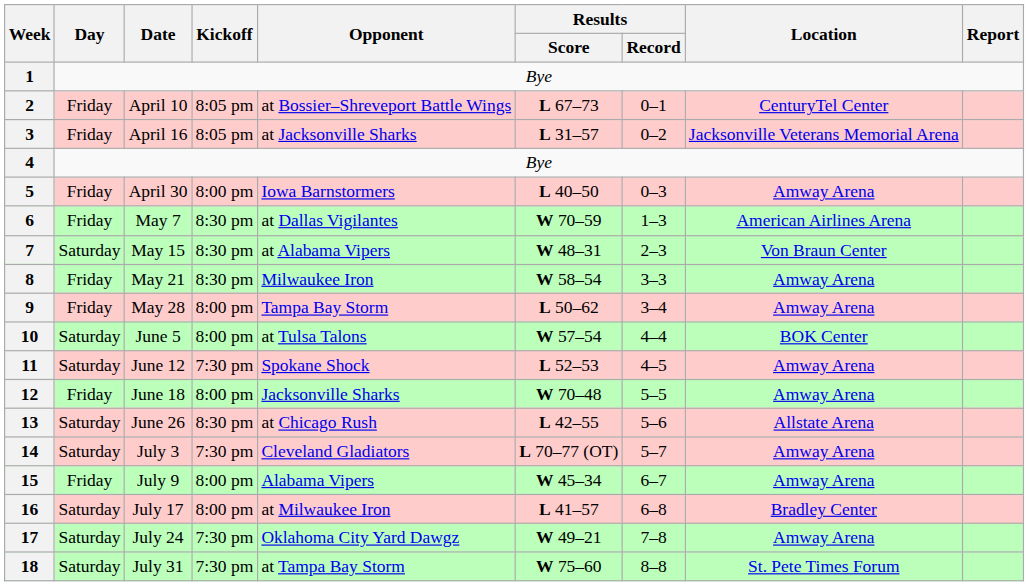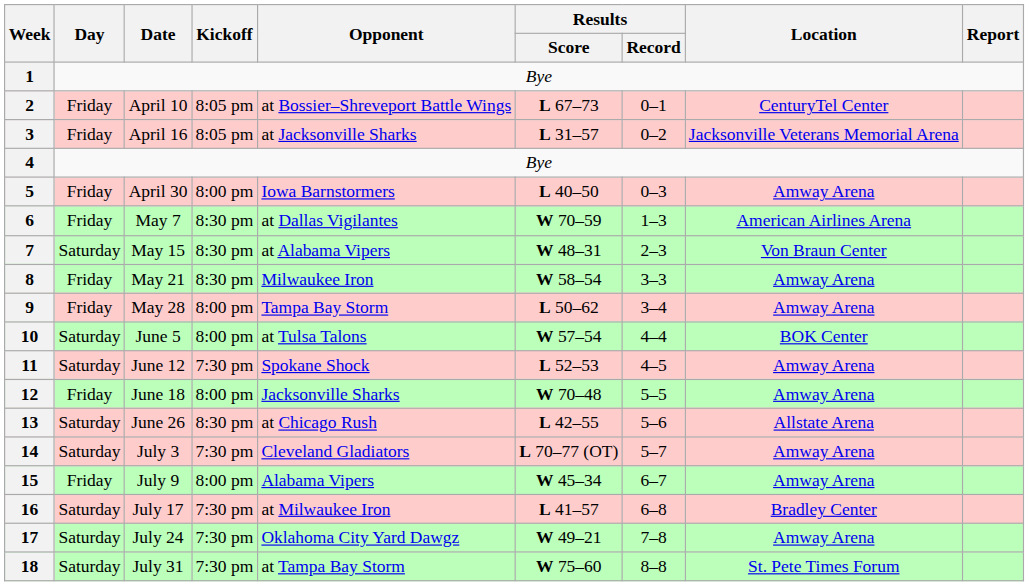(224, 509) 8:00 pm -> (224, 509) 7:30 pm
